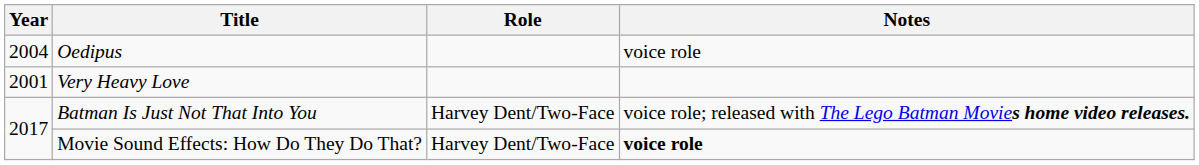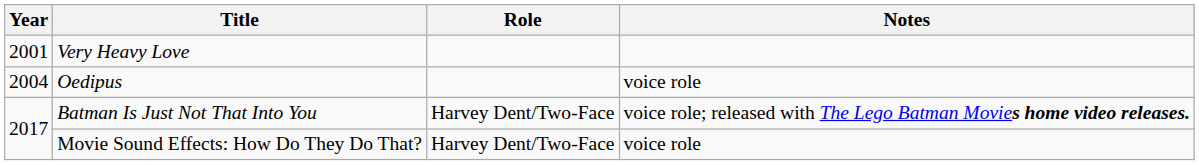rows swapped: (123, 81) <-> (90, 50)
(663, 143) bold -> (662, 143) normal
